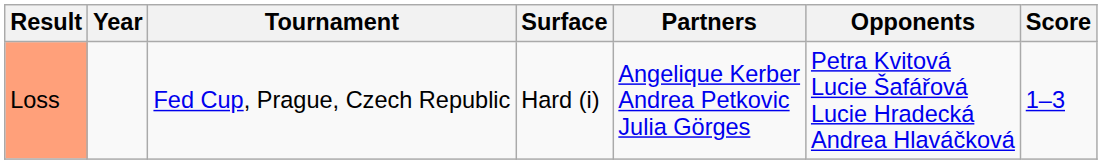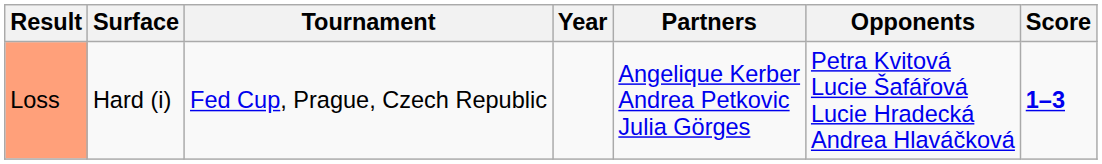columns swapped: (118, 23) <-> (564, 23)
(1045, 100) normal -> (1045, 100) bold
